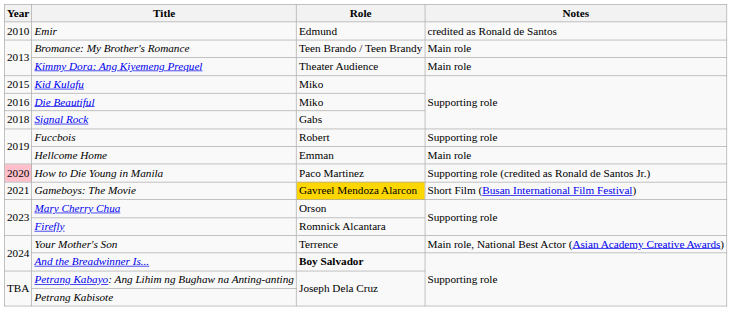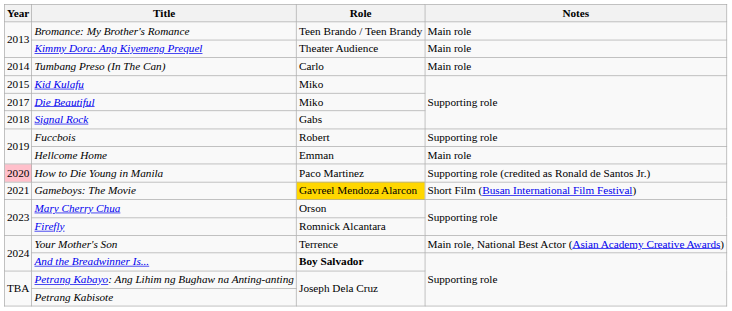- row: (46, 31)
+ row: (100, 66)
(18, 102) 2016 -> (18, 102) 2017
